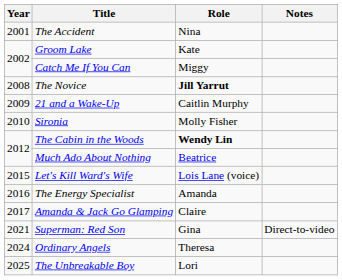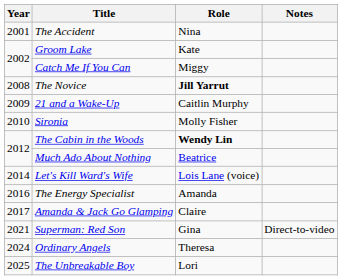(18, 175) 2015 -> (18, 175) 2014
